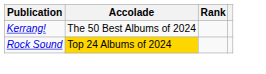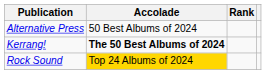+ row: (45, 28)
(132, 28) normal -> (157, 45) bold
